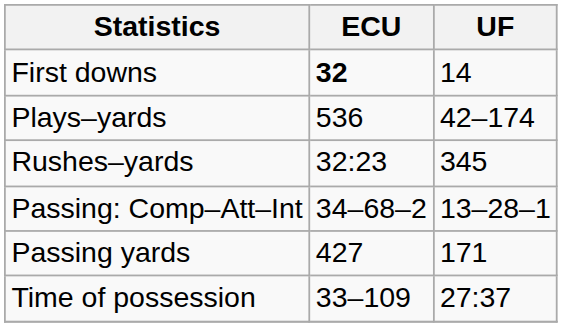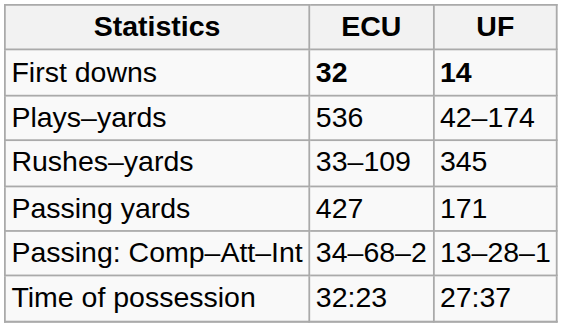(456, 72) normal -> (456, 72) bold
(352, 162) 32:23 -> (363, 162) 33–109
rows swapped: (101, 252) <-> (157, 207)
(363, 298) 33–109 -> (352, 298) 32:23
